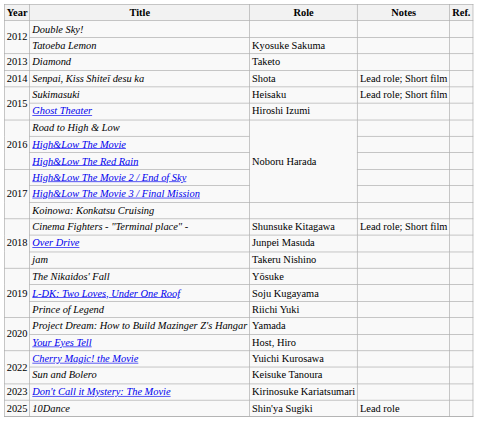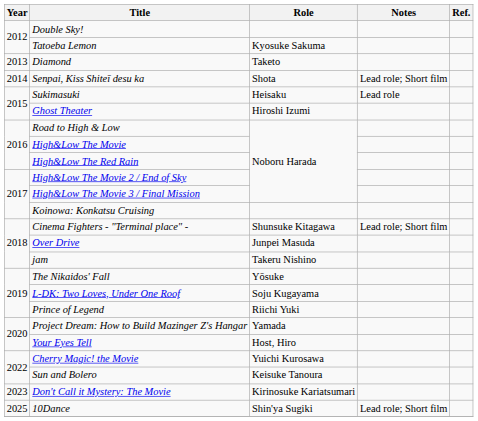(404, 95) Lead role; Short film -> (380, 95) Lead role
(380, 408) Lead role -> (404, 408) Lead role; Short film
